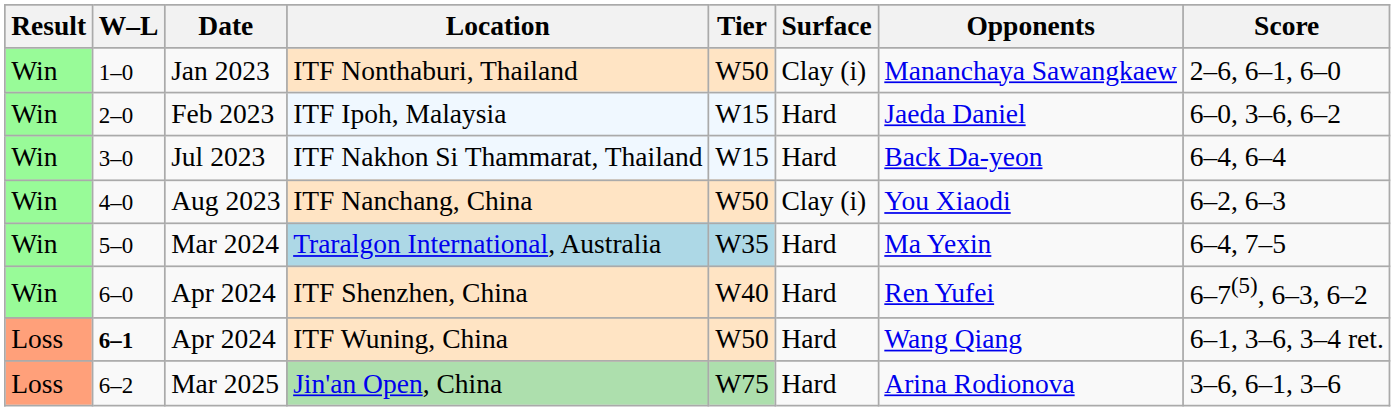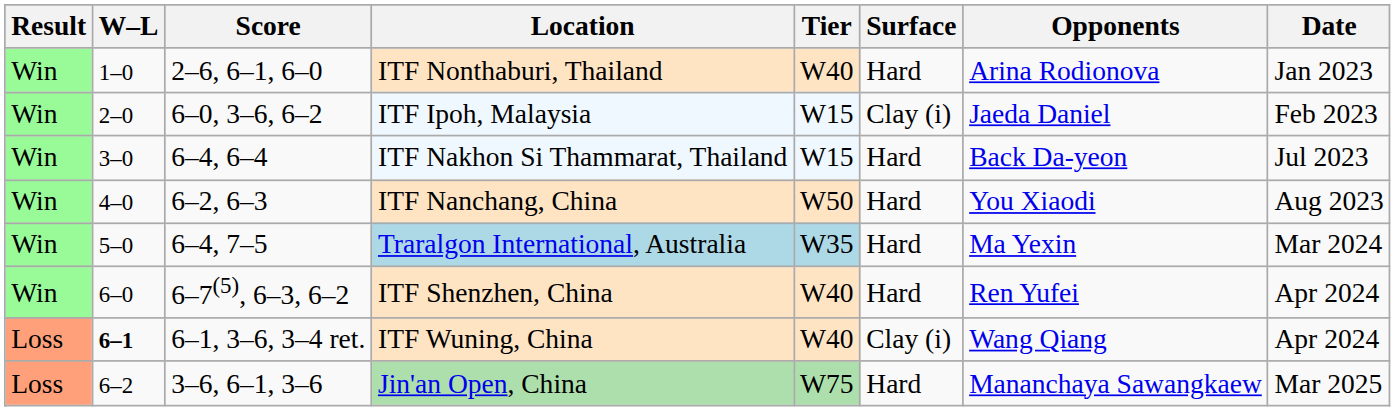columns swapped: (226, 26) <-> (1287, 26)
(742, 69) W50 -> (827, 69) W40
(824, 69) Clay (i) -> (894, 69) Hard
(1031, 69) Mananchaya Sawangkaew -> (1064, 69) Arina Rodionova
(809, 113) Hard -> (909, 113) Clay (i)
(824, 200) Clay (i) -> (894, 200) Hard
(742, 339) W50 -> (827, 339) W40
(809, 339) Hard -> (909, 339) Clay (i)
(979, 382) Arina Rodionova -> (1115, 382) Mananchaya Sawangkaew
